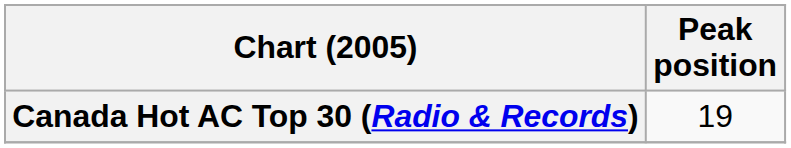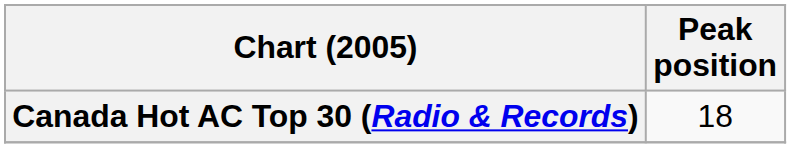(715, 116) 19 -> (715, 116) 18
